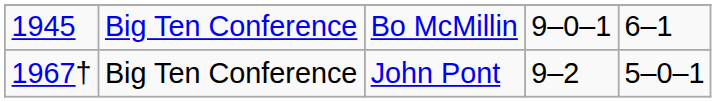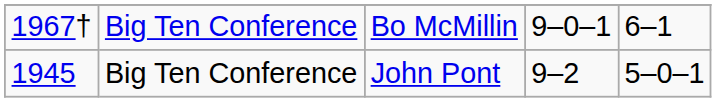(44, 27) 1945 -> (52, 27) 1967†
(52, 73) 1967† -> (44, 73) 1945
